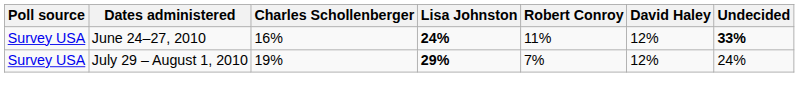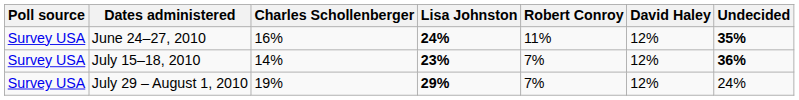(732, 38) 33% -> (732, 38) 35%
+ row: (146, 60)
